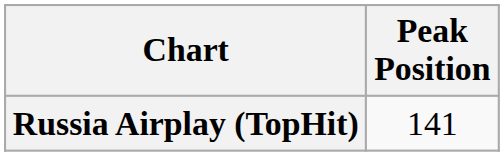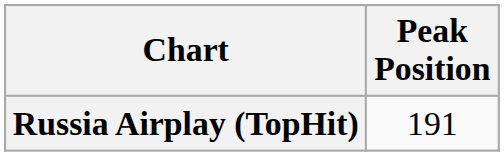(432, 122) 141 -> (432, 122) 191
